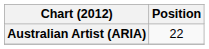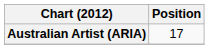(177, 34) 22 -> (177, 34) 17
